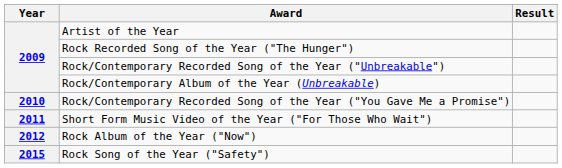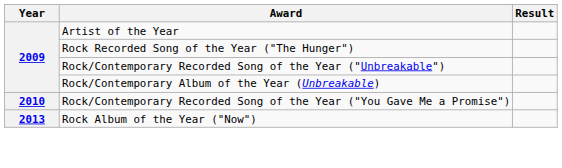- row: (247, 119)
(32, 136) 2012 -> (32, 119) 2013
- row: (166, 154)
